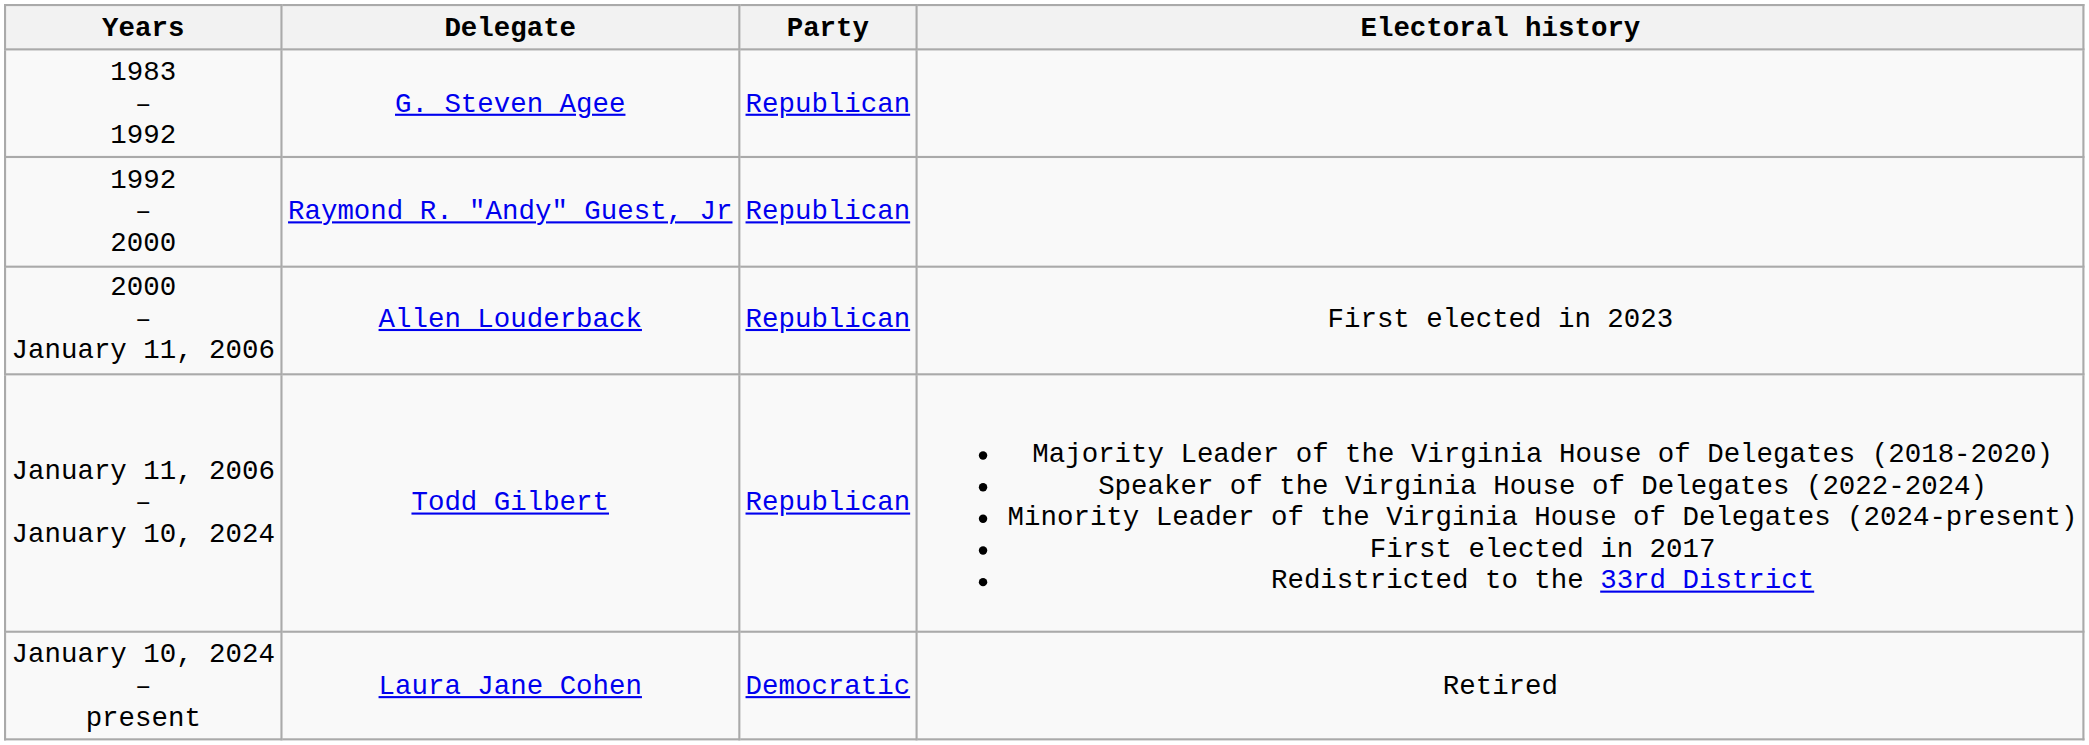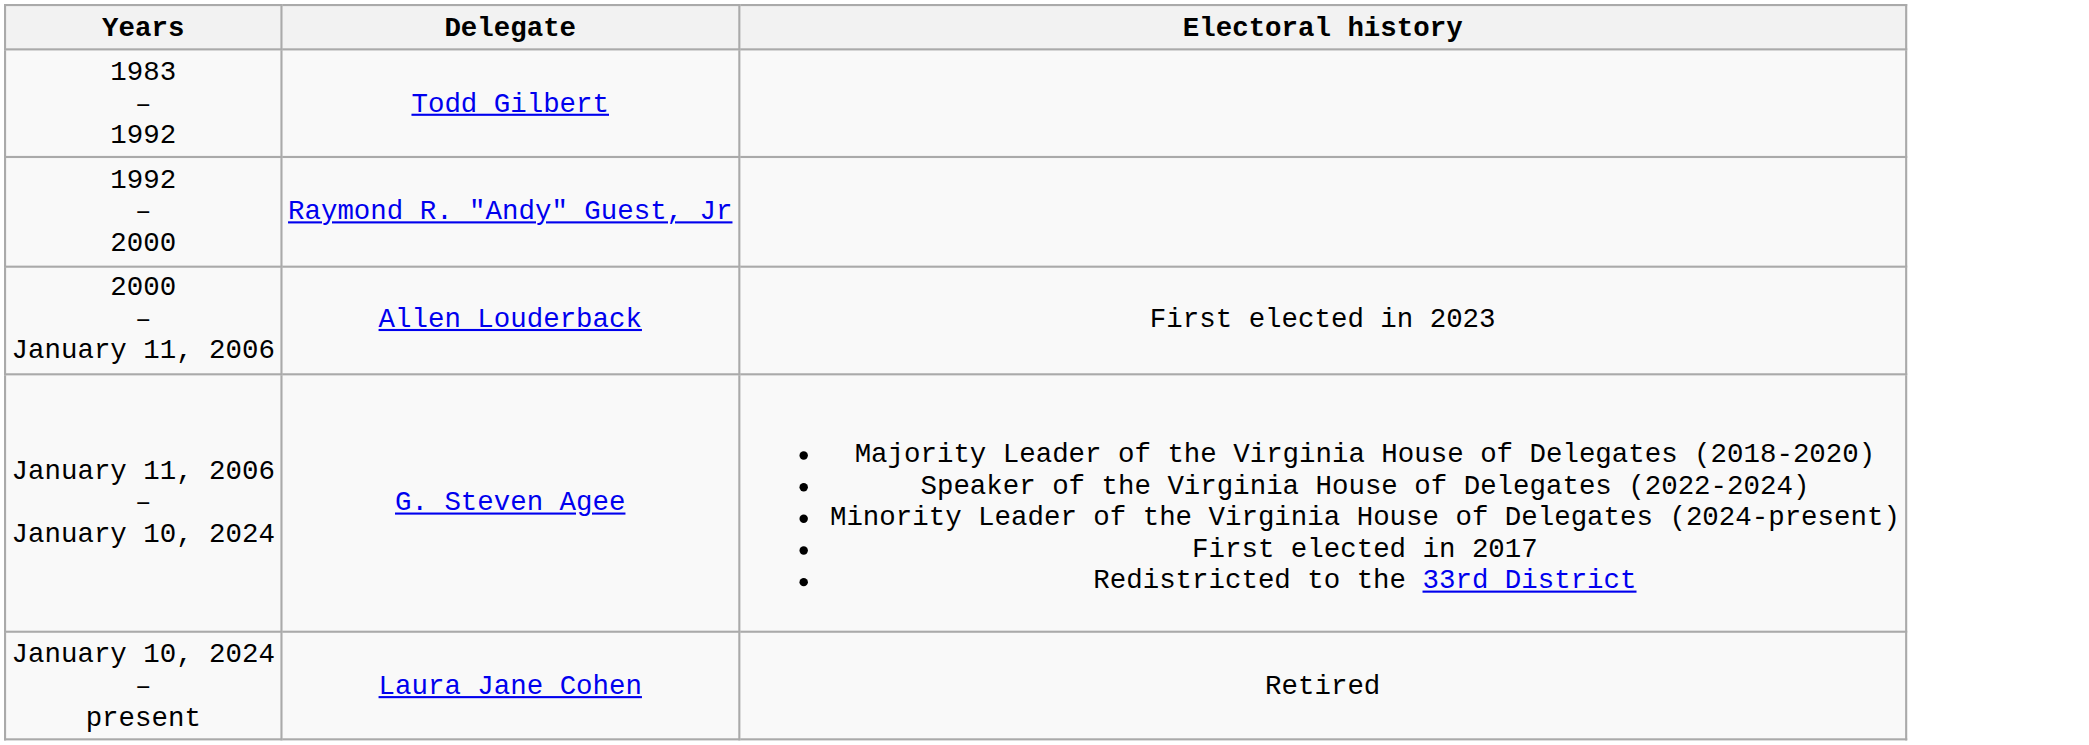- column: (828, 27)
(510, 104) G. Steven Agee -> (510, 104) Todd Gilbert
(510, 503) Todd Gilbert -> (510, 503) G. Steven Agee
